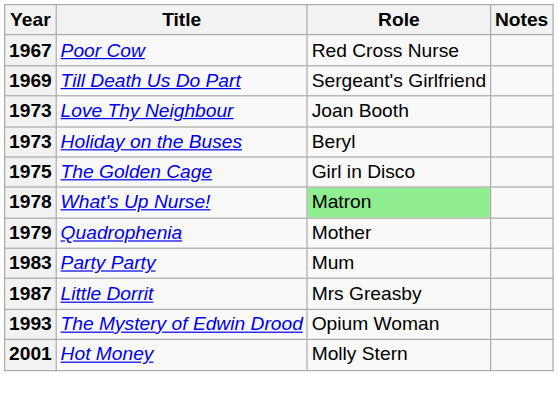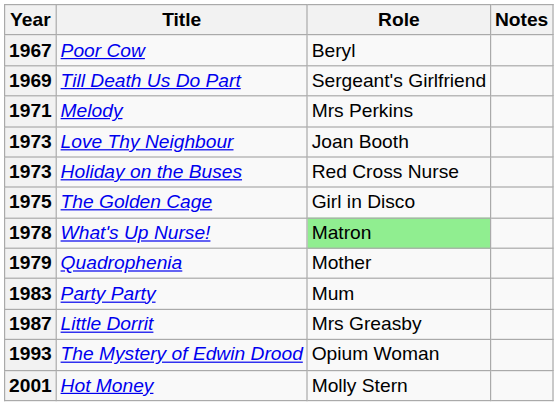(385, 50) Red Cross Nurse -> (334, 50) Beryl
+ row: (30, 111)
(334, 141) Beryl -> (385, 171) Red Cross Nurse
